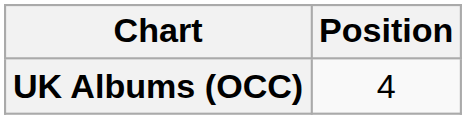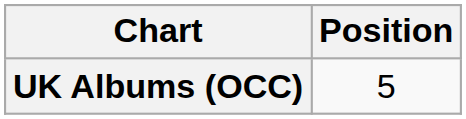(386, 85) 4 -> (386, 85) 5
